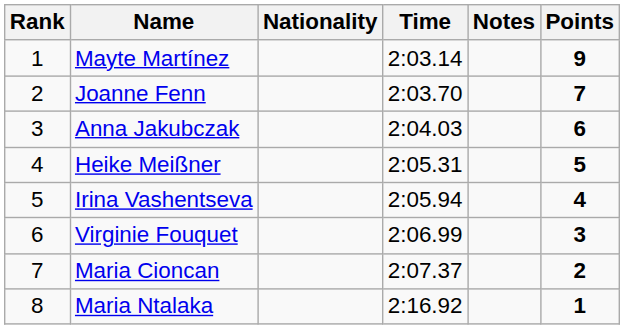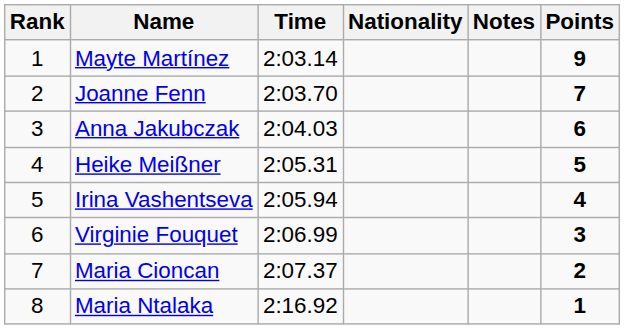columns swapped: (320, 22) <-> (425, 22)
